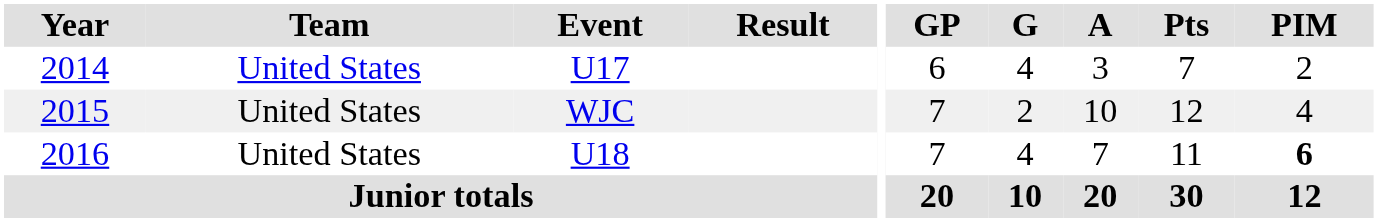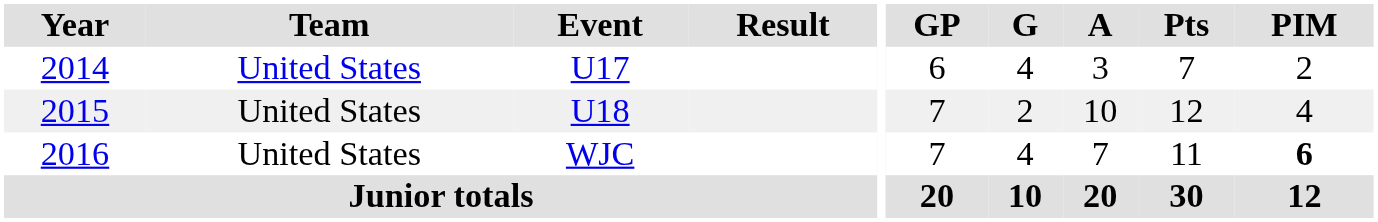(600, 110) WJC -> (600, 110) U18
(600, 153) U18 -> (600, 153) WJC
